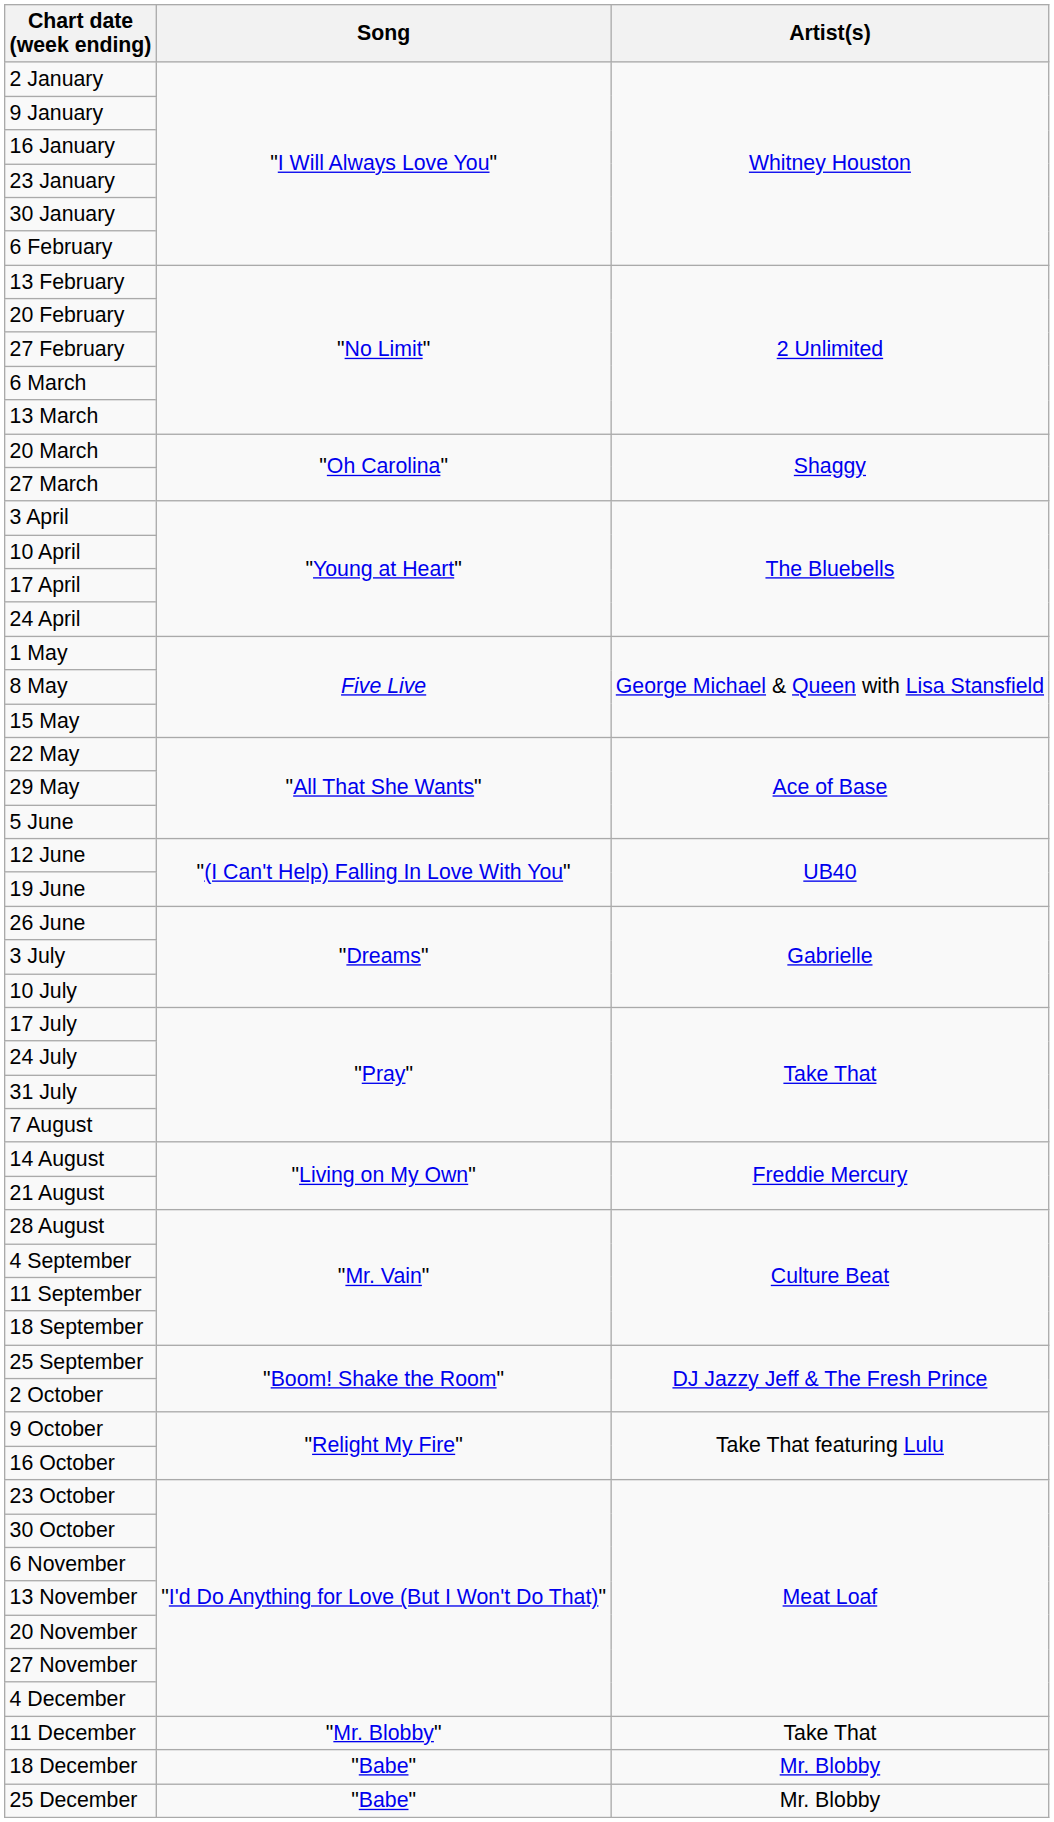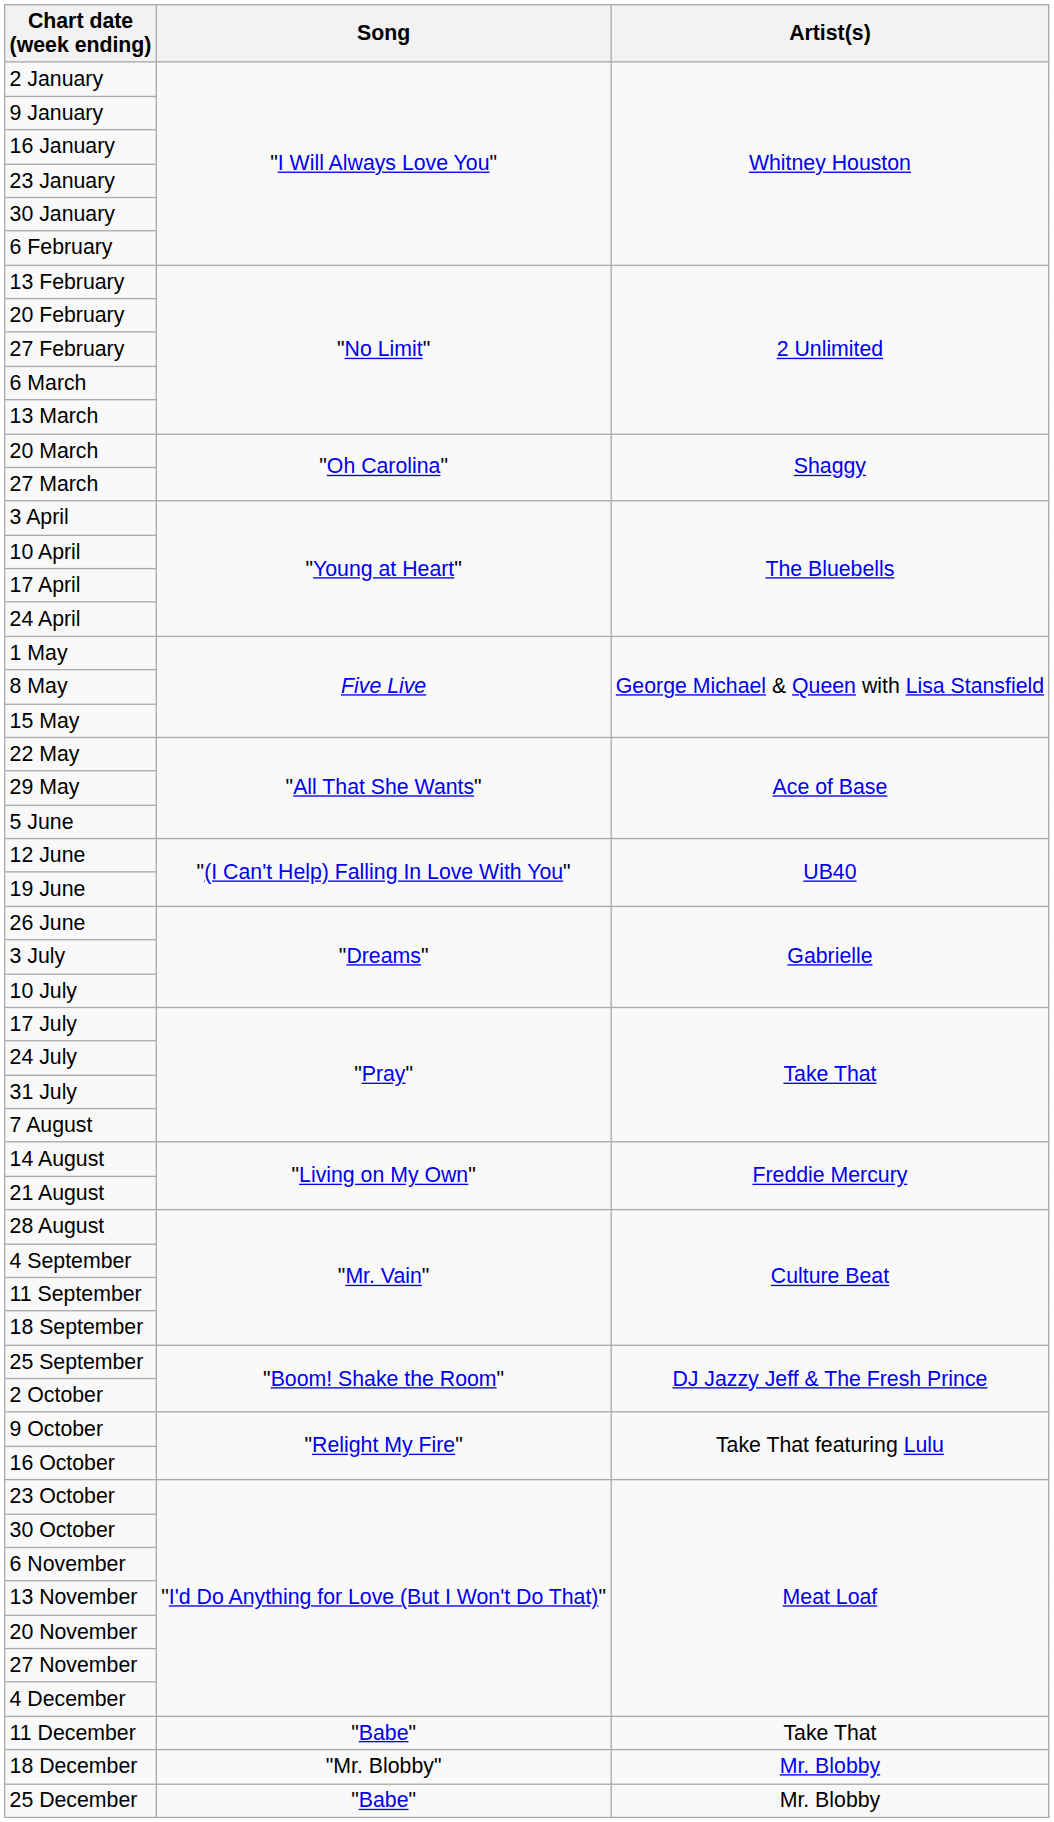(384, 1732) "Mr. Blobby" -> (384, 1732) "Babe"
(384, 1766) "Babe" -> (384, 1766) "Mr. Blobby"
